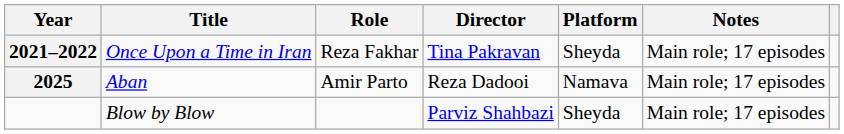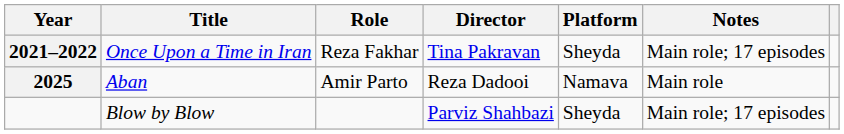(736, 81) Main role; 17 episodes -> (685, 81) Main role
